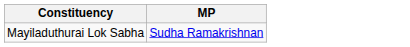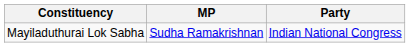+ column: (335, 13)
